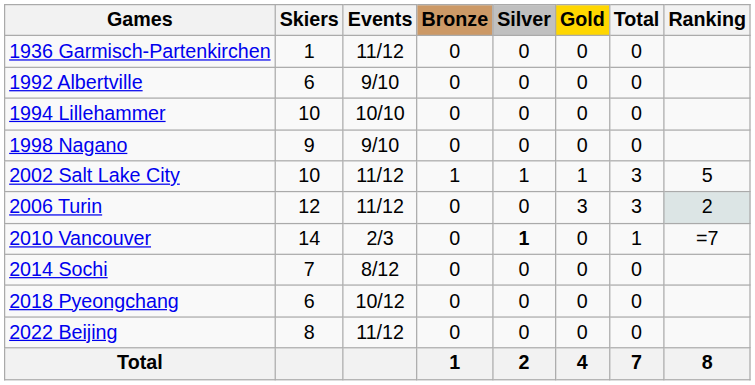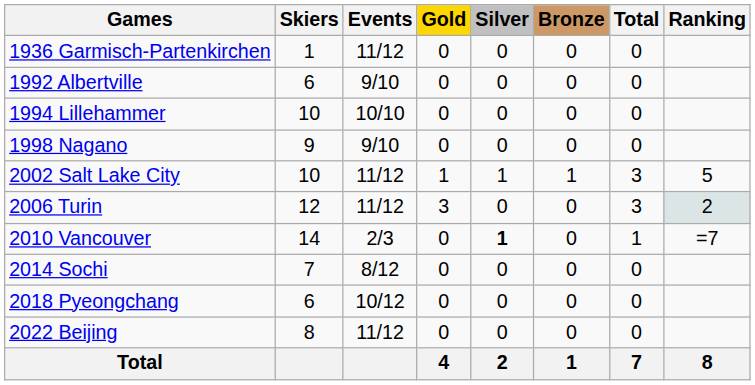columns swapped: (582, 20) <-> (455, 20)
